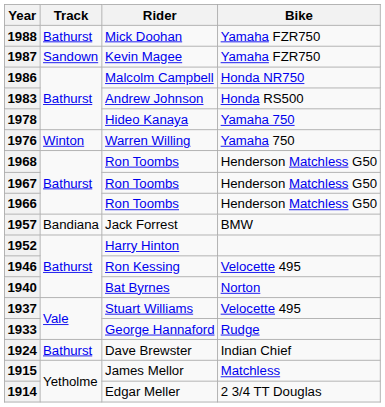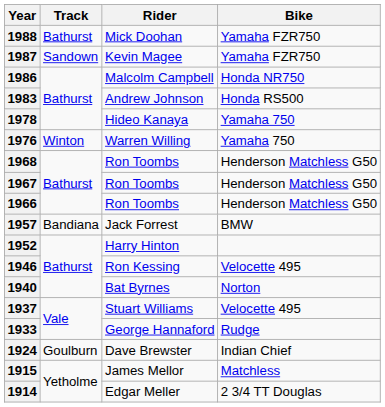(68, 350) Bathurst -> (70, 350) Goulburn
